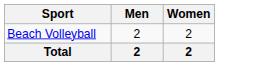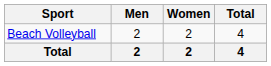+ column: (241, 14)
